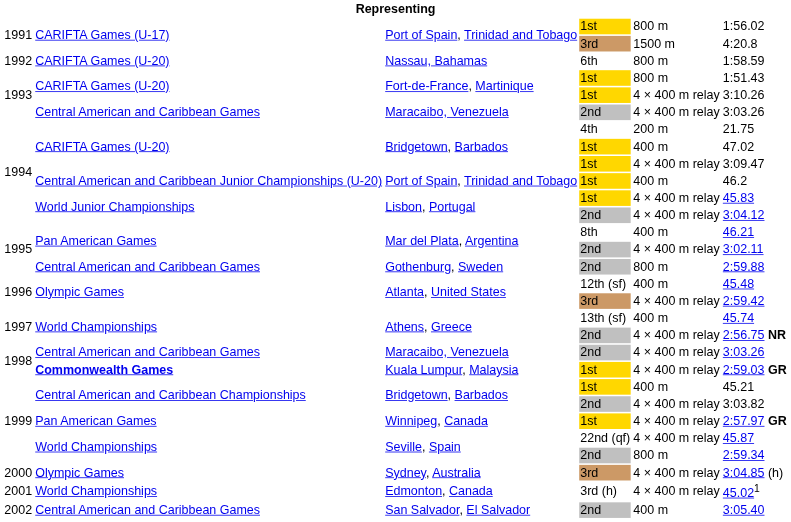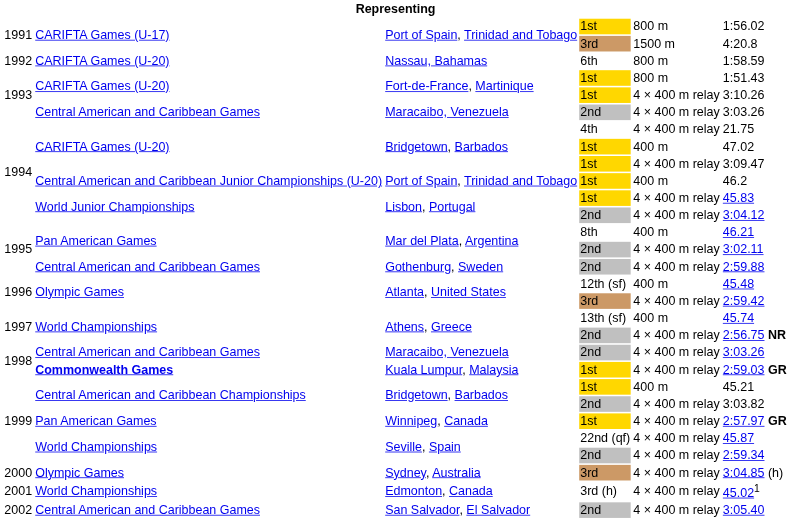(651, 129) 200 m -> (677, 129) 4 × 400 m relay
(651, 266) 800 m -> (677, 266) 4 × 400 m relay
(651, 455) 800 m -> (677, 455) 4 × 400 m relay
(651, 510) 400 m -> (677, 510) 4 × 400 m relay
